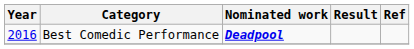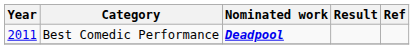(22, 34) 2016 -> (22, 34) 2011
